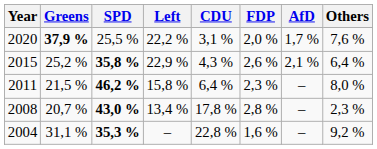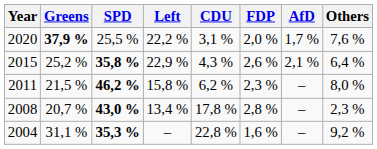(216, 86) 6,4 % -> (216, 86) 6,2 %
